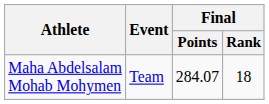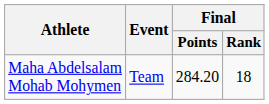(197, 77) 284.07 -> (197, 77) 284.20
